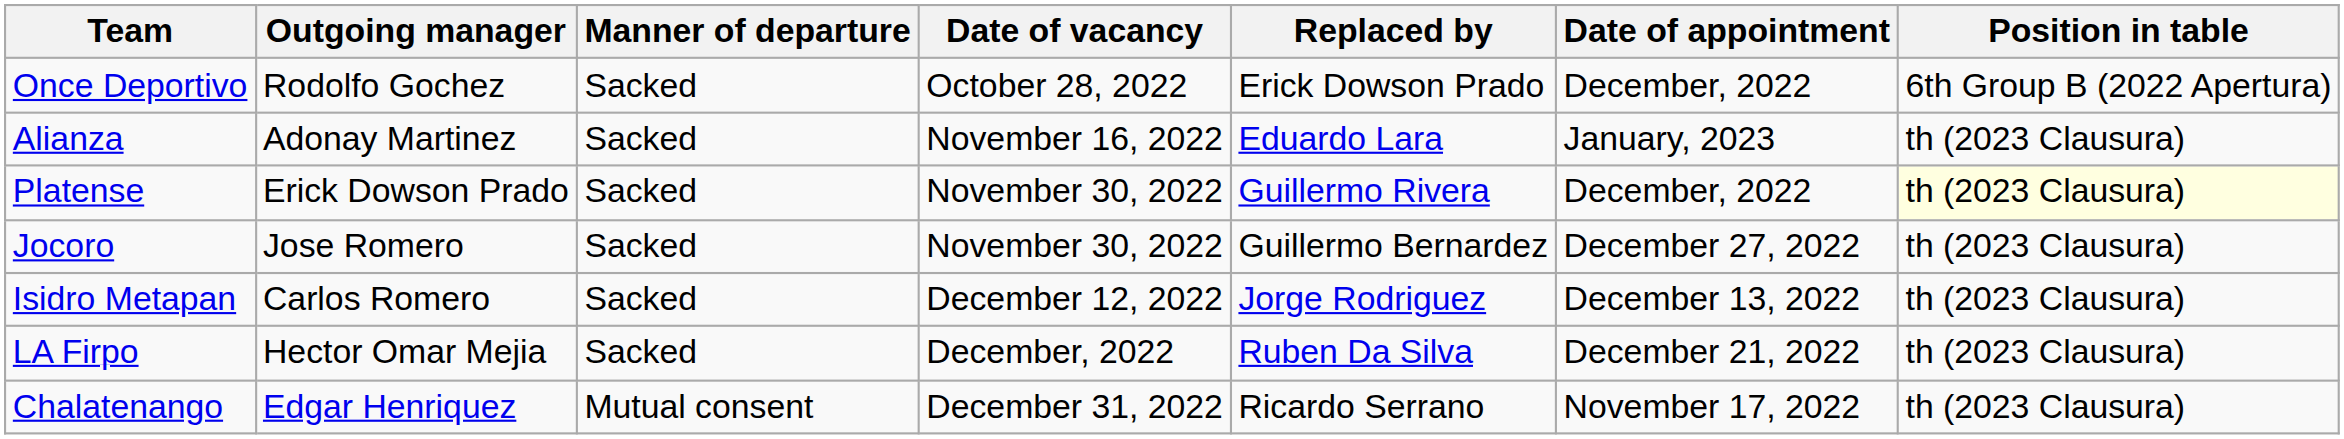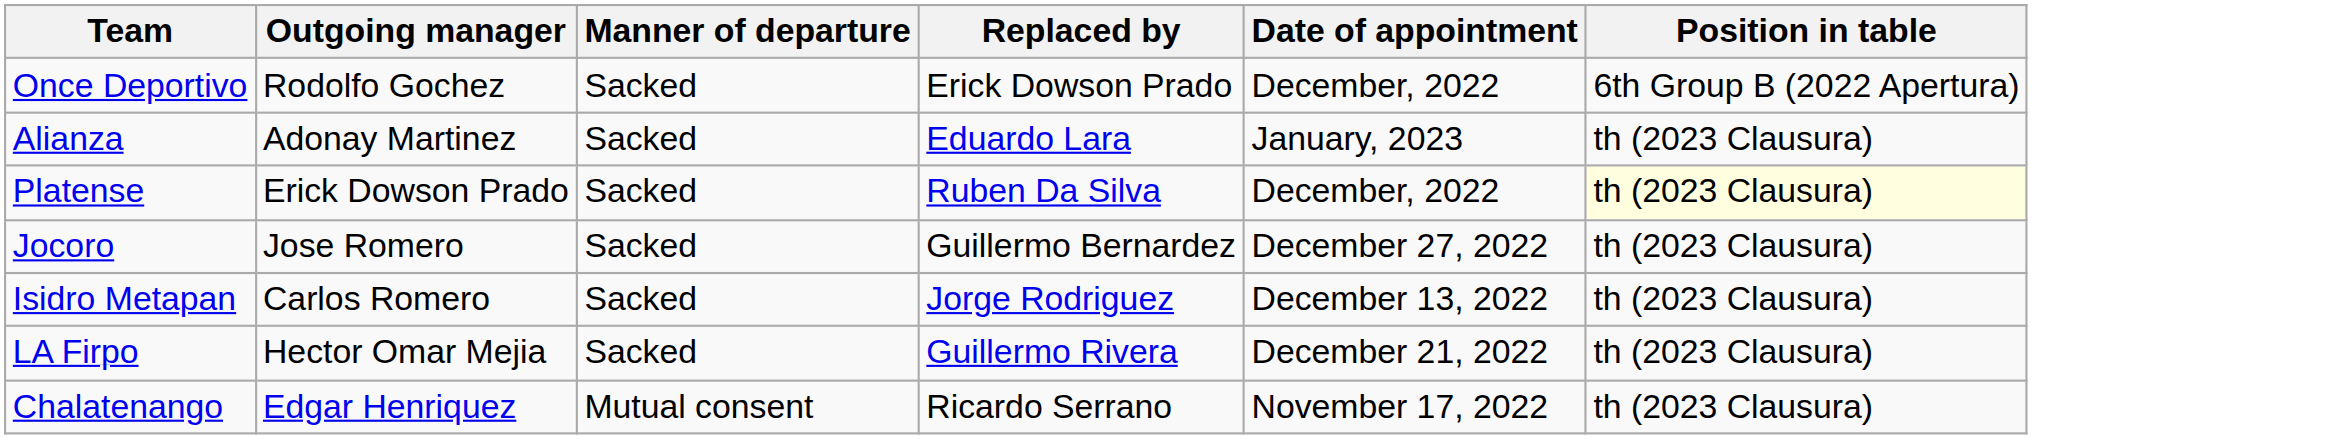- column: (1075, 31)
(1364, 191) Guillermo Rivera -> (1044, 191) Ruben Da Silva
(1356, 352) Ruben Da Silva -> (1052, 352) Guillermo Rivera
